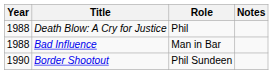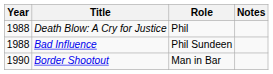(196, 45) Man in Bar -> (202, 45) Phil Sundeen
(202, 61) Phil Sundeen -> (196, 61) Man in Bar
